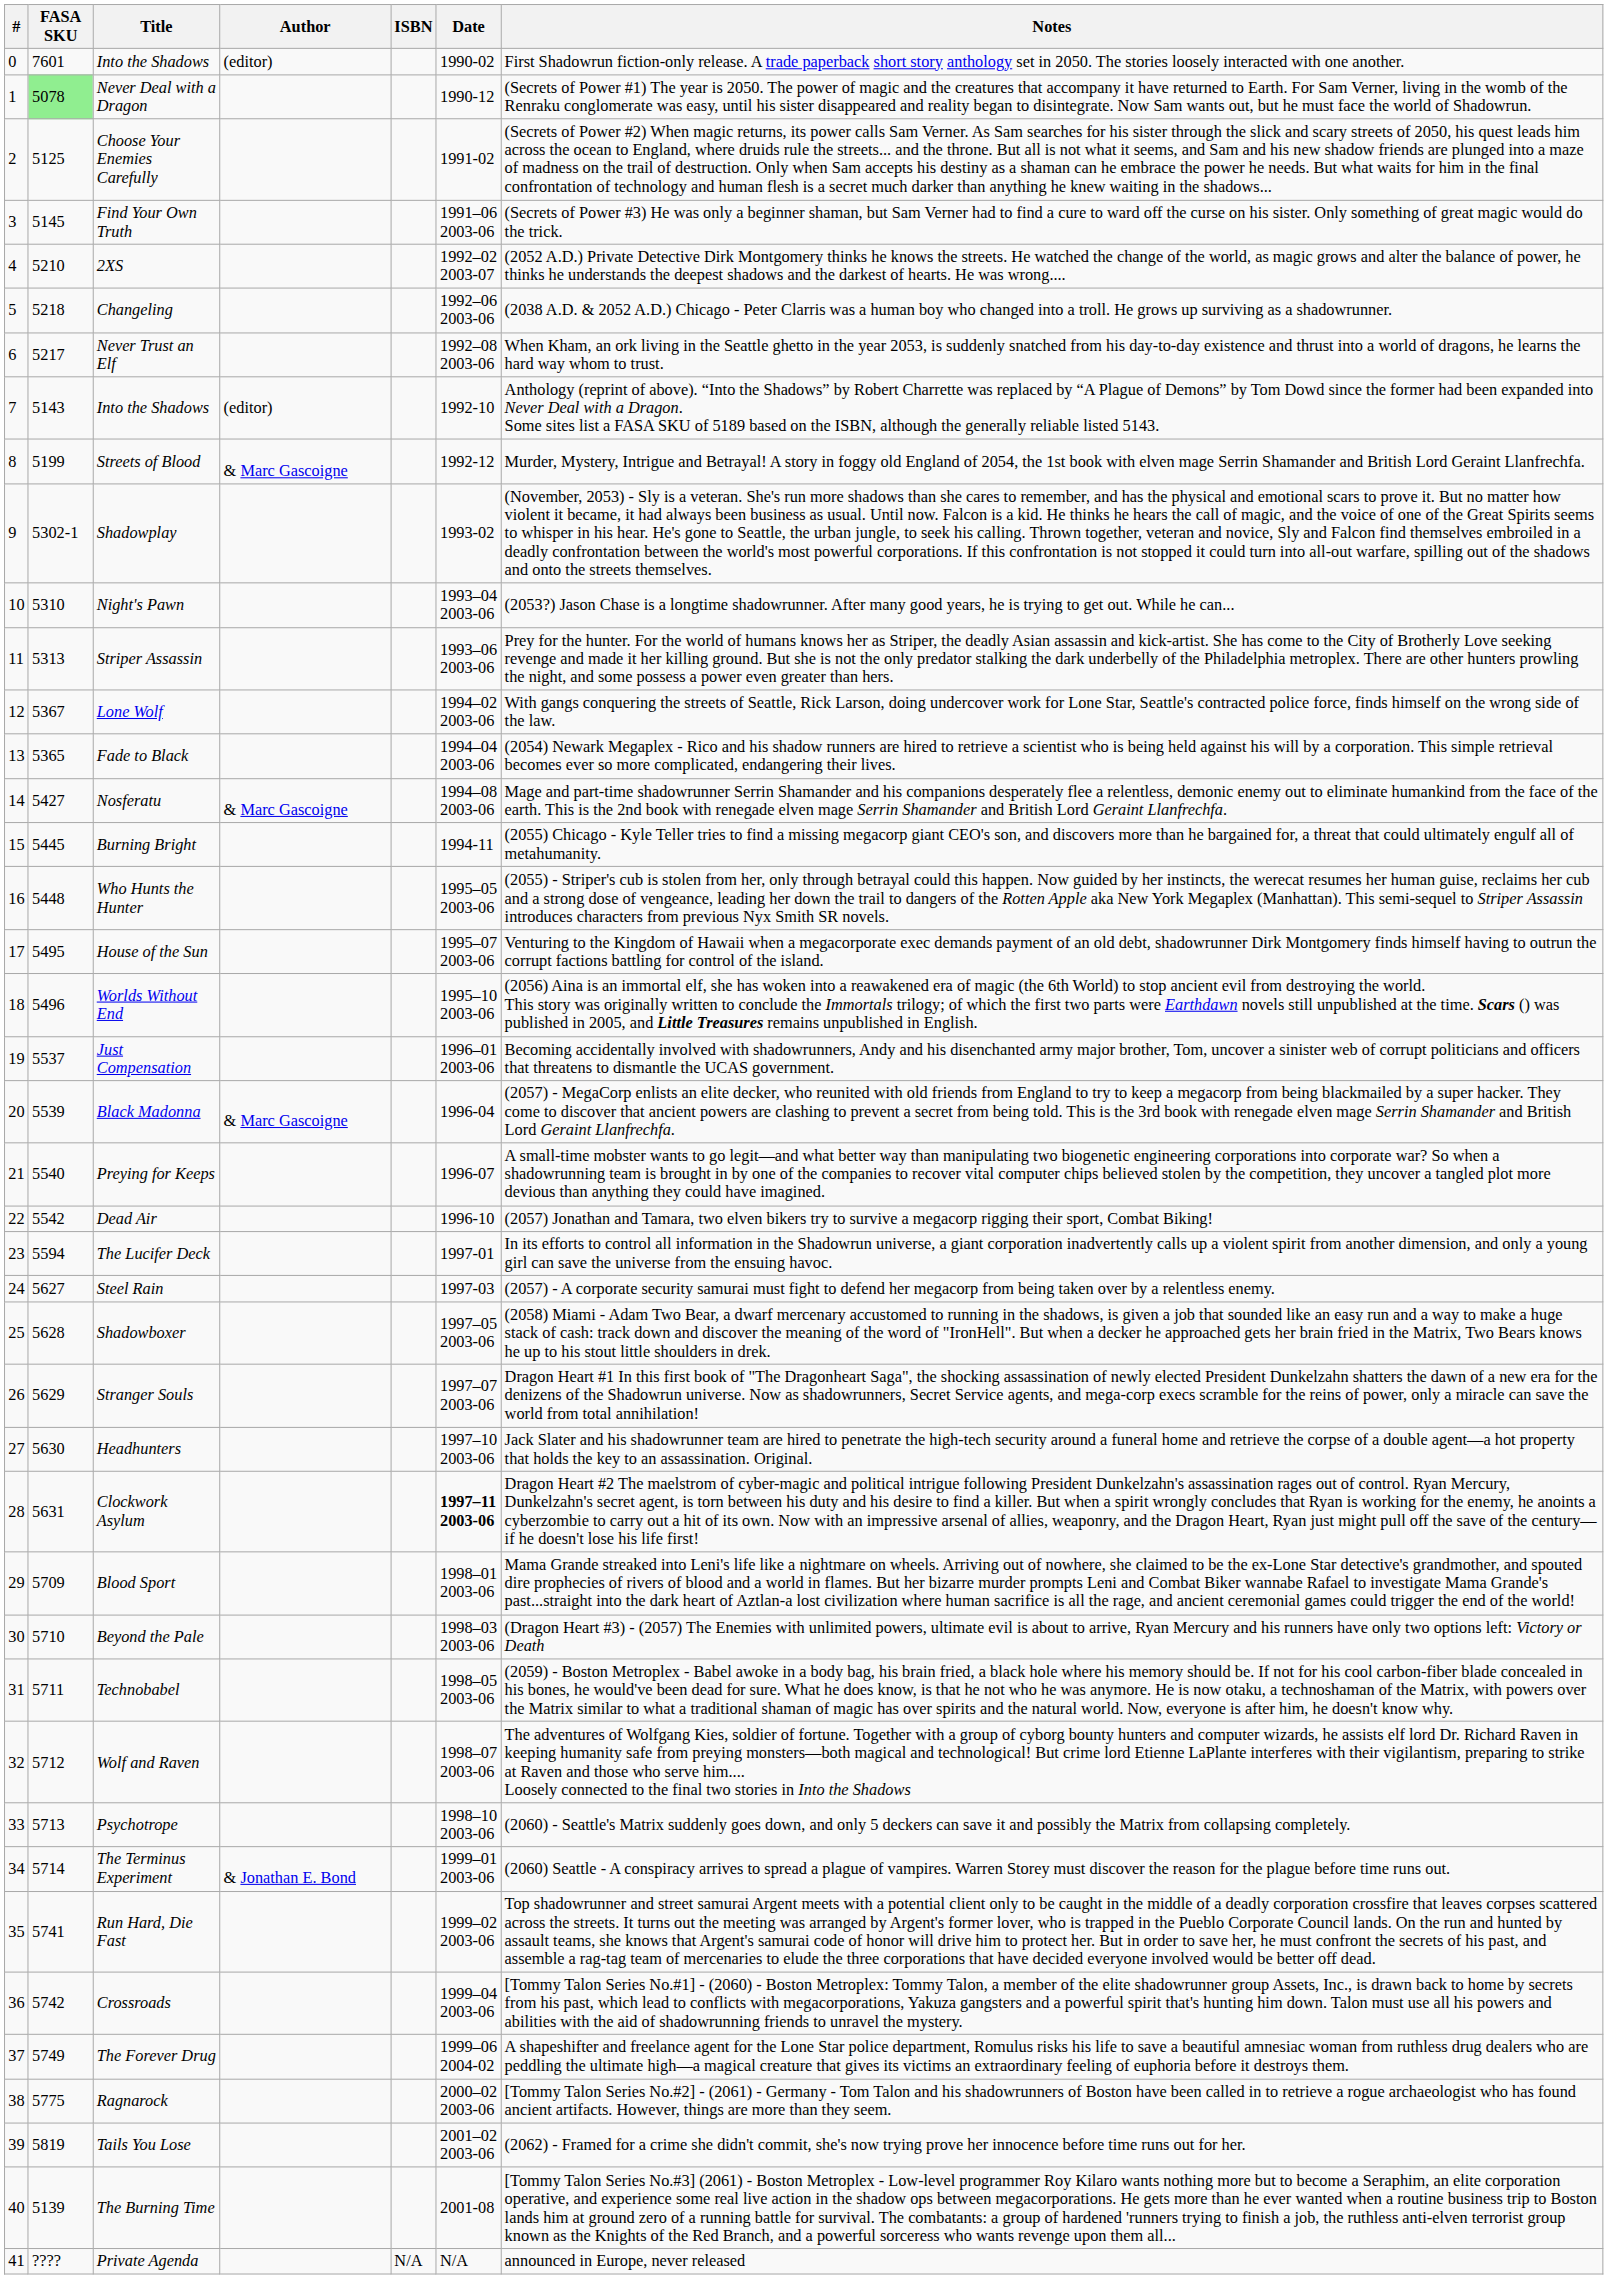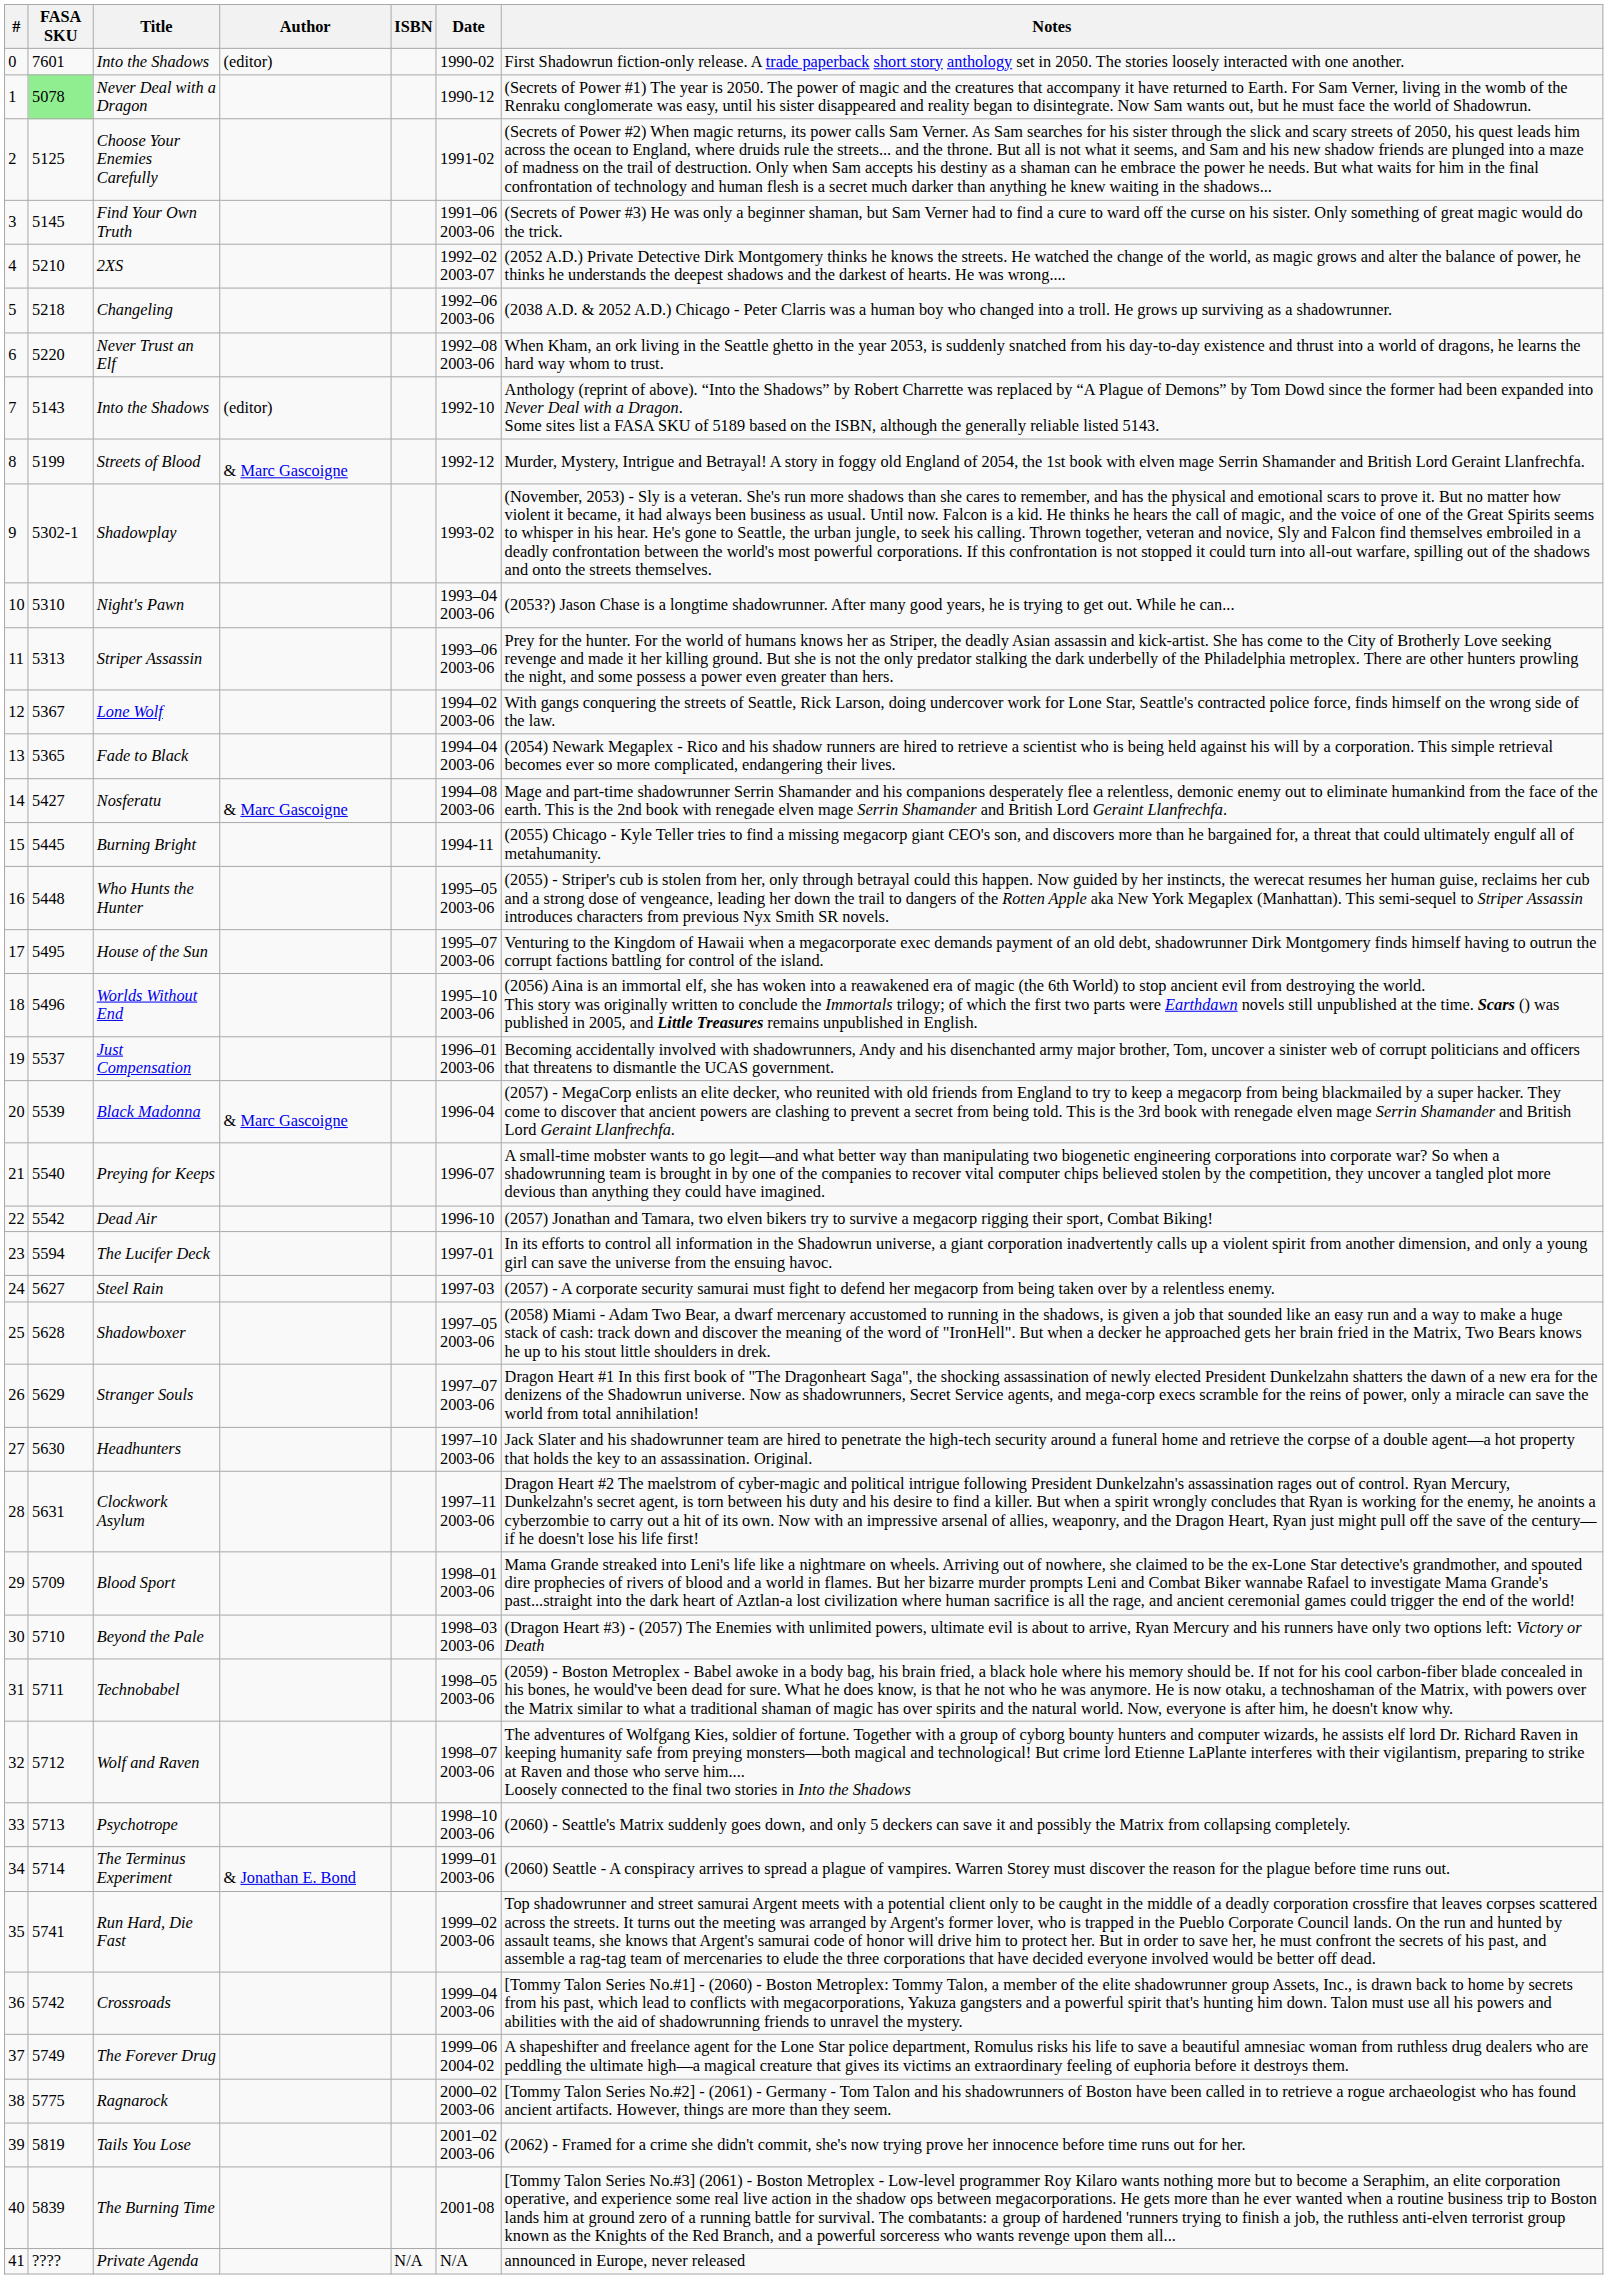(48, 354) 5217 -> (48, 354) 5220
(468, 1511) bold -> (468, 1511) normal
(48, 2207) 5139 -> (48, 2207) 5839
